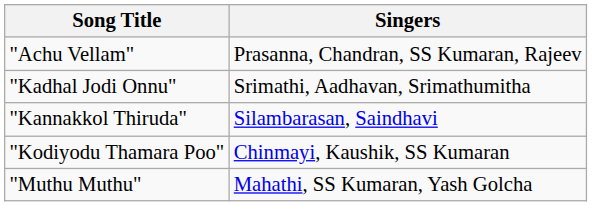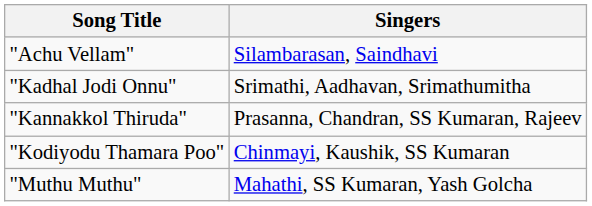(408, 53) Prasanna, Chandran, SS Kumaran, Rajeev -> (336, 53) Silambarasan, Saindhavi
(336, 119) Silambarasan, Saindhavi -> (408, 119) Prasanna, Chandran, SS Kumaran, Rajeev
